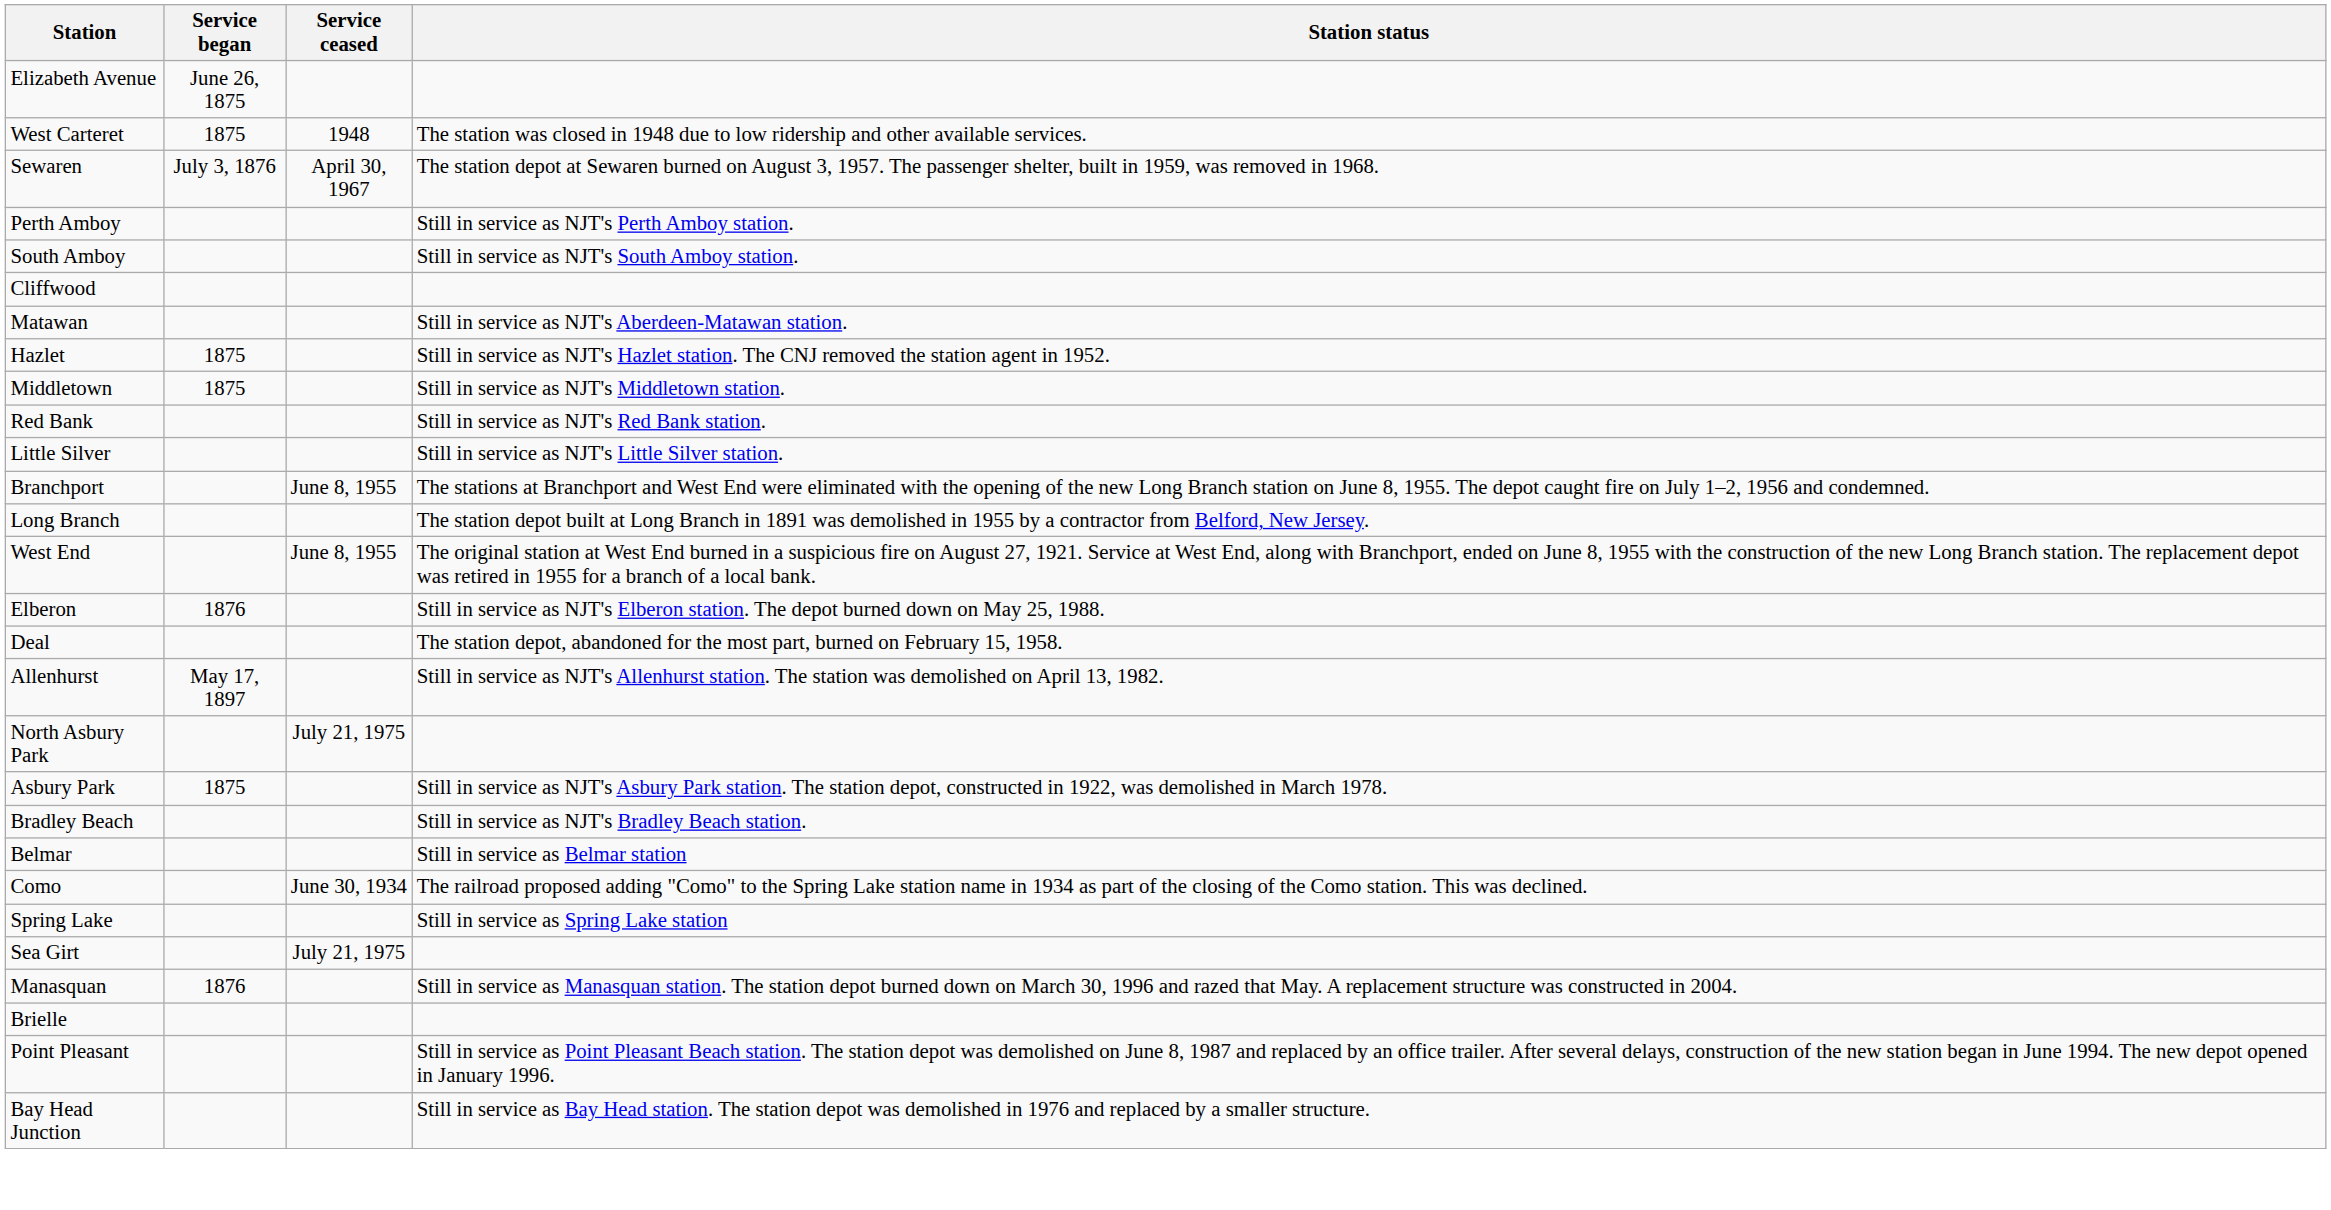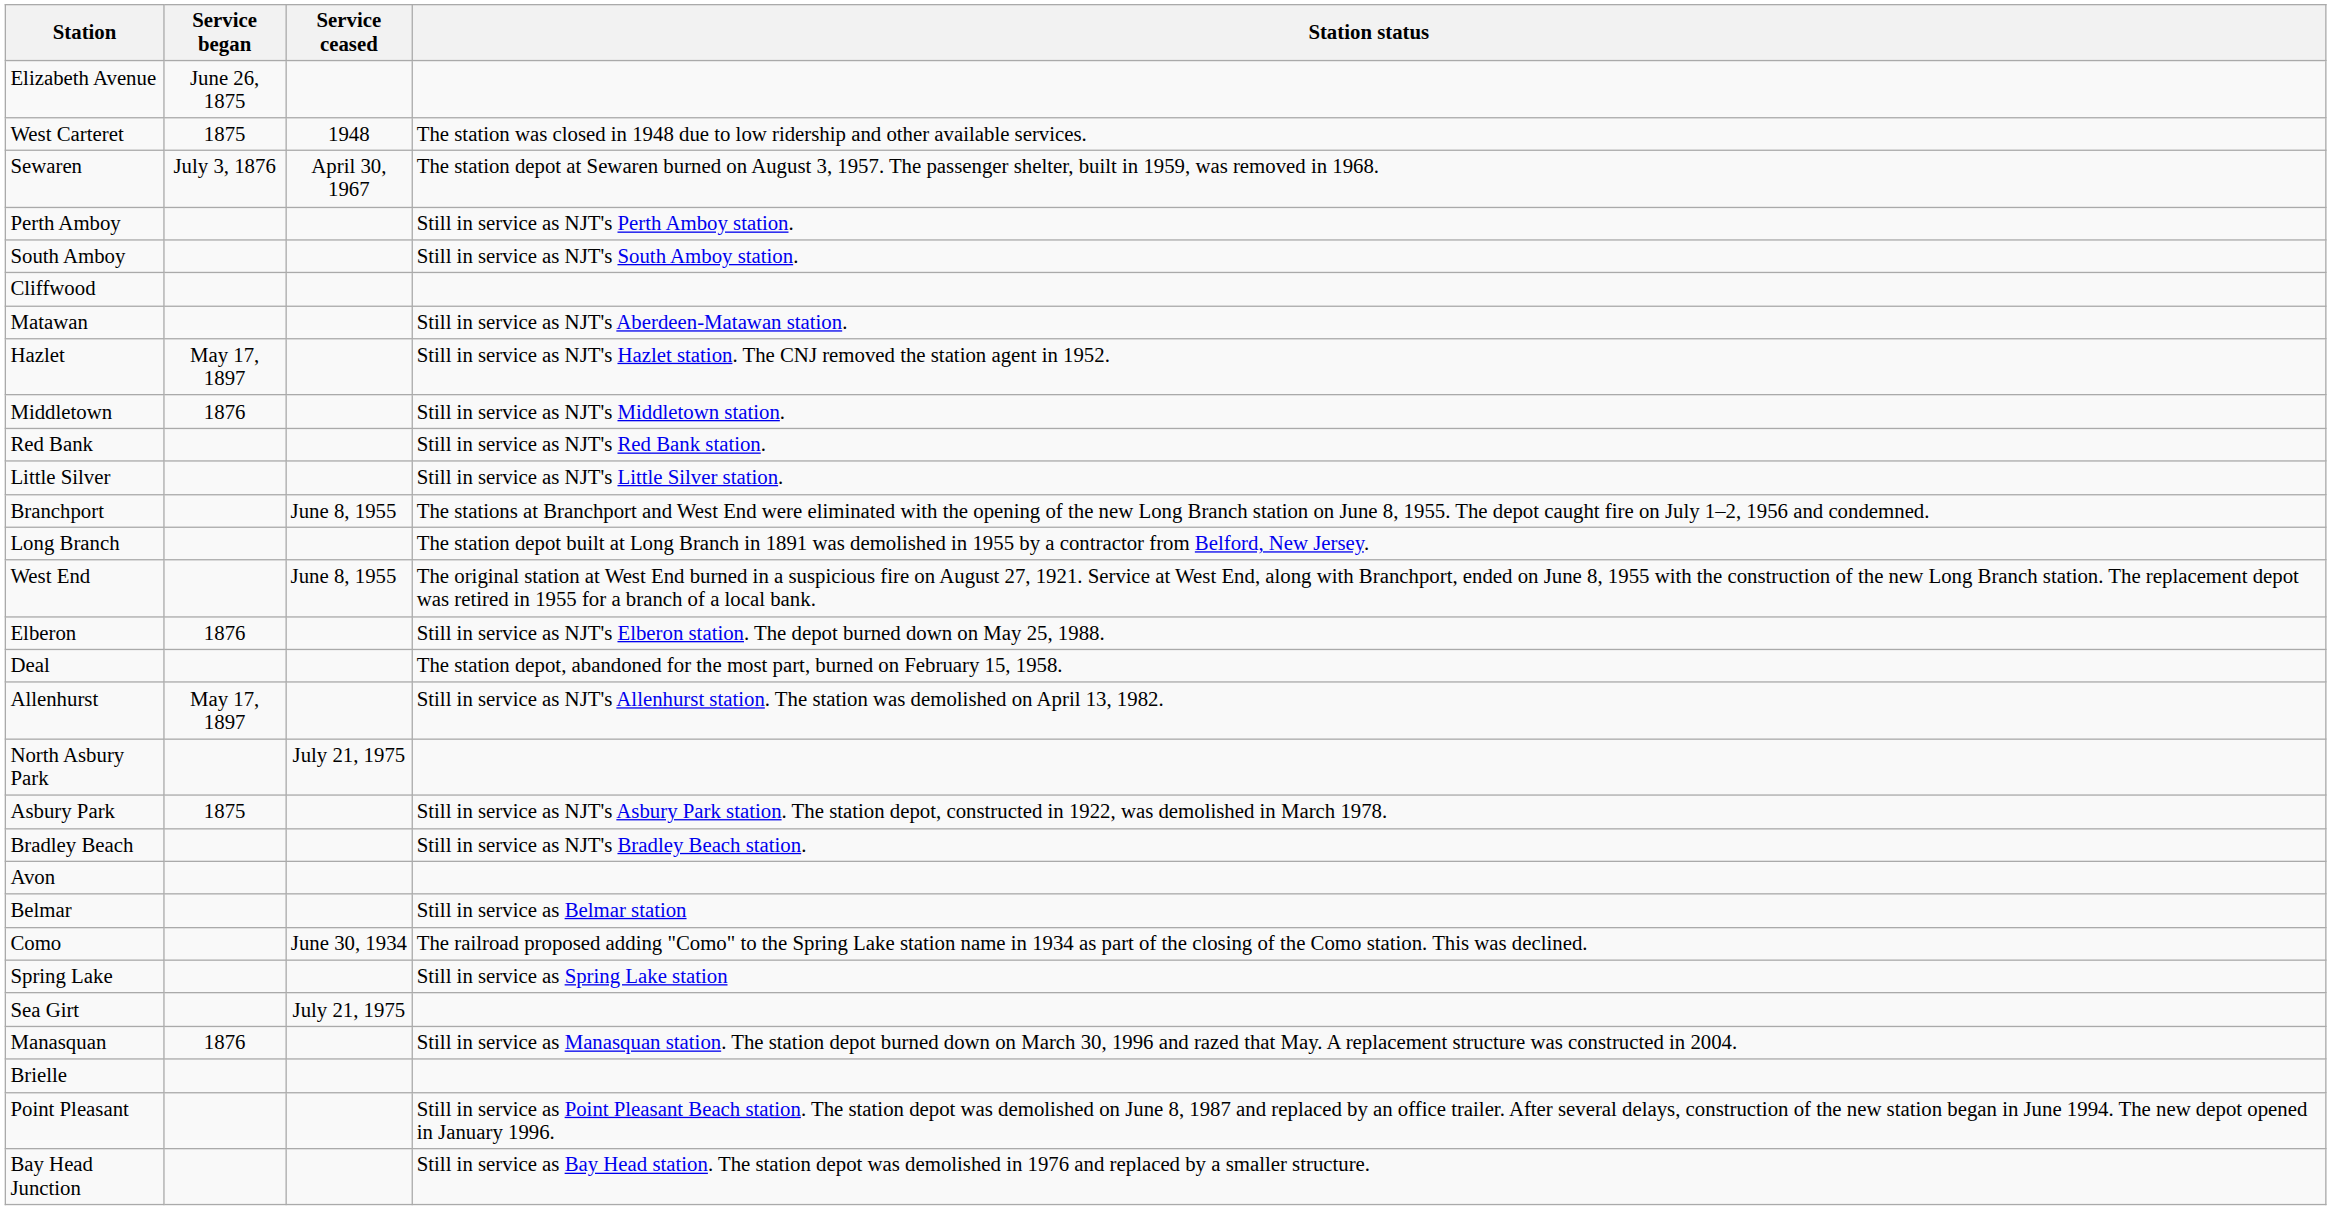(225, 355) 1875 -> (225, 366) May 17, 1897
(225, 388) 1875 -> (225, 411) 1876
+ row: (33, 877)
